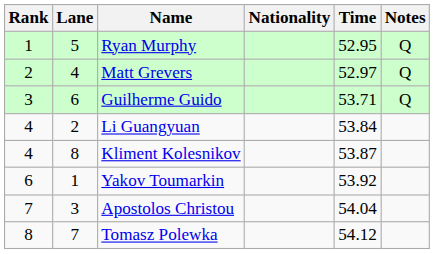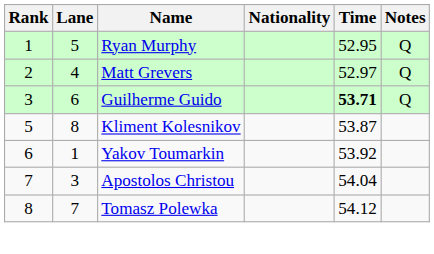(358, 99) normal -> (358, 99) bold
- row: (151, 126)
(28, 153) 4 -> (28, 126) 5
